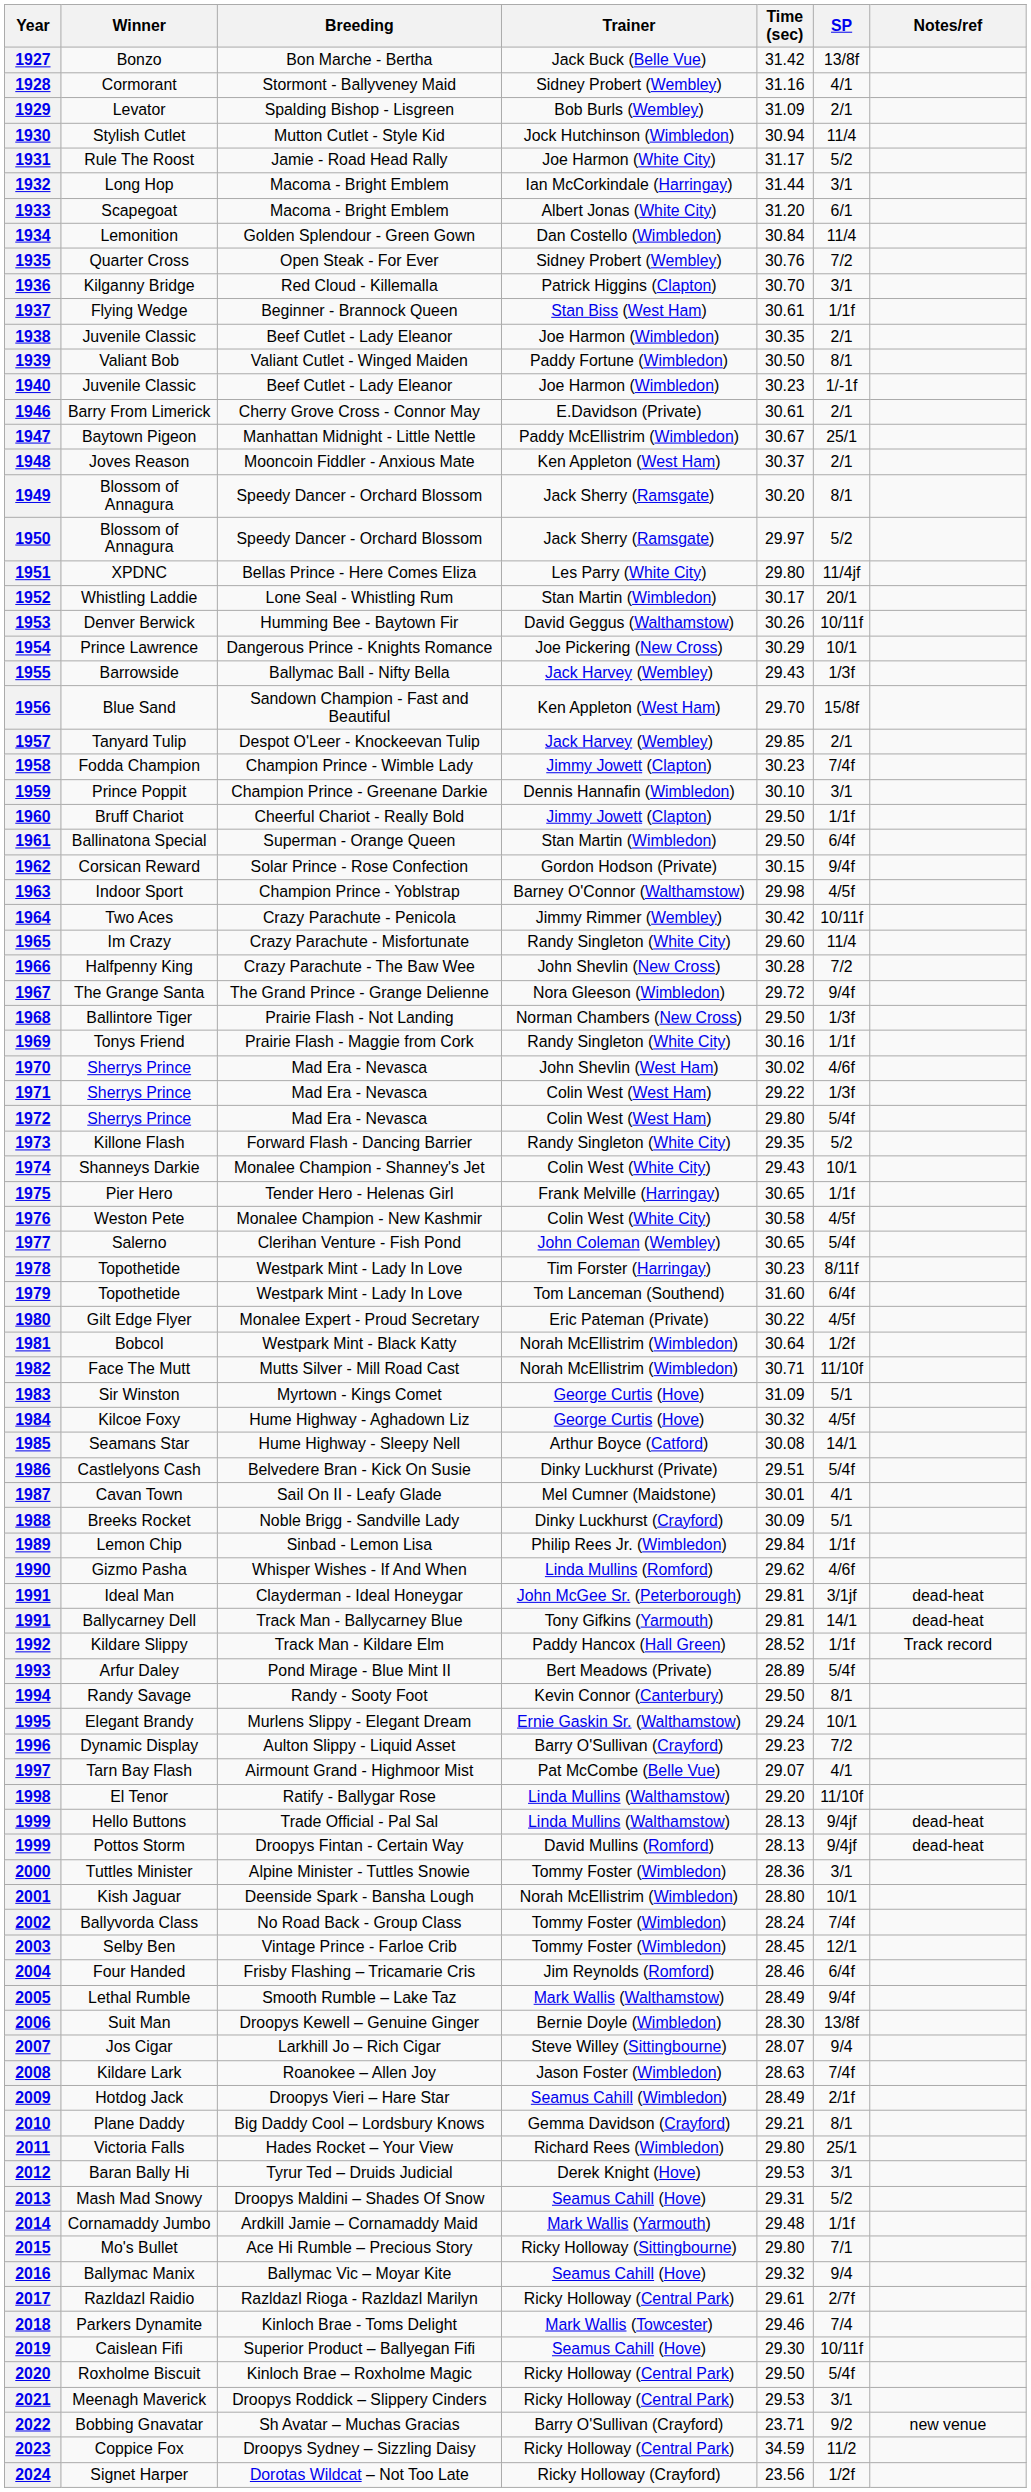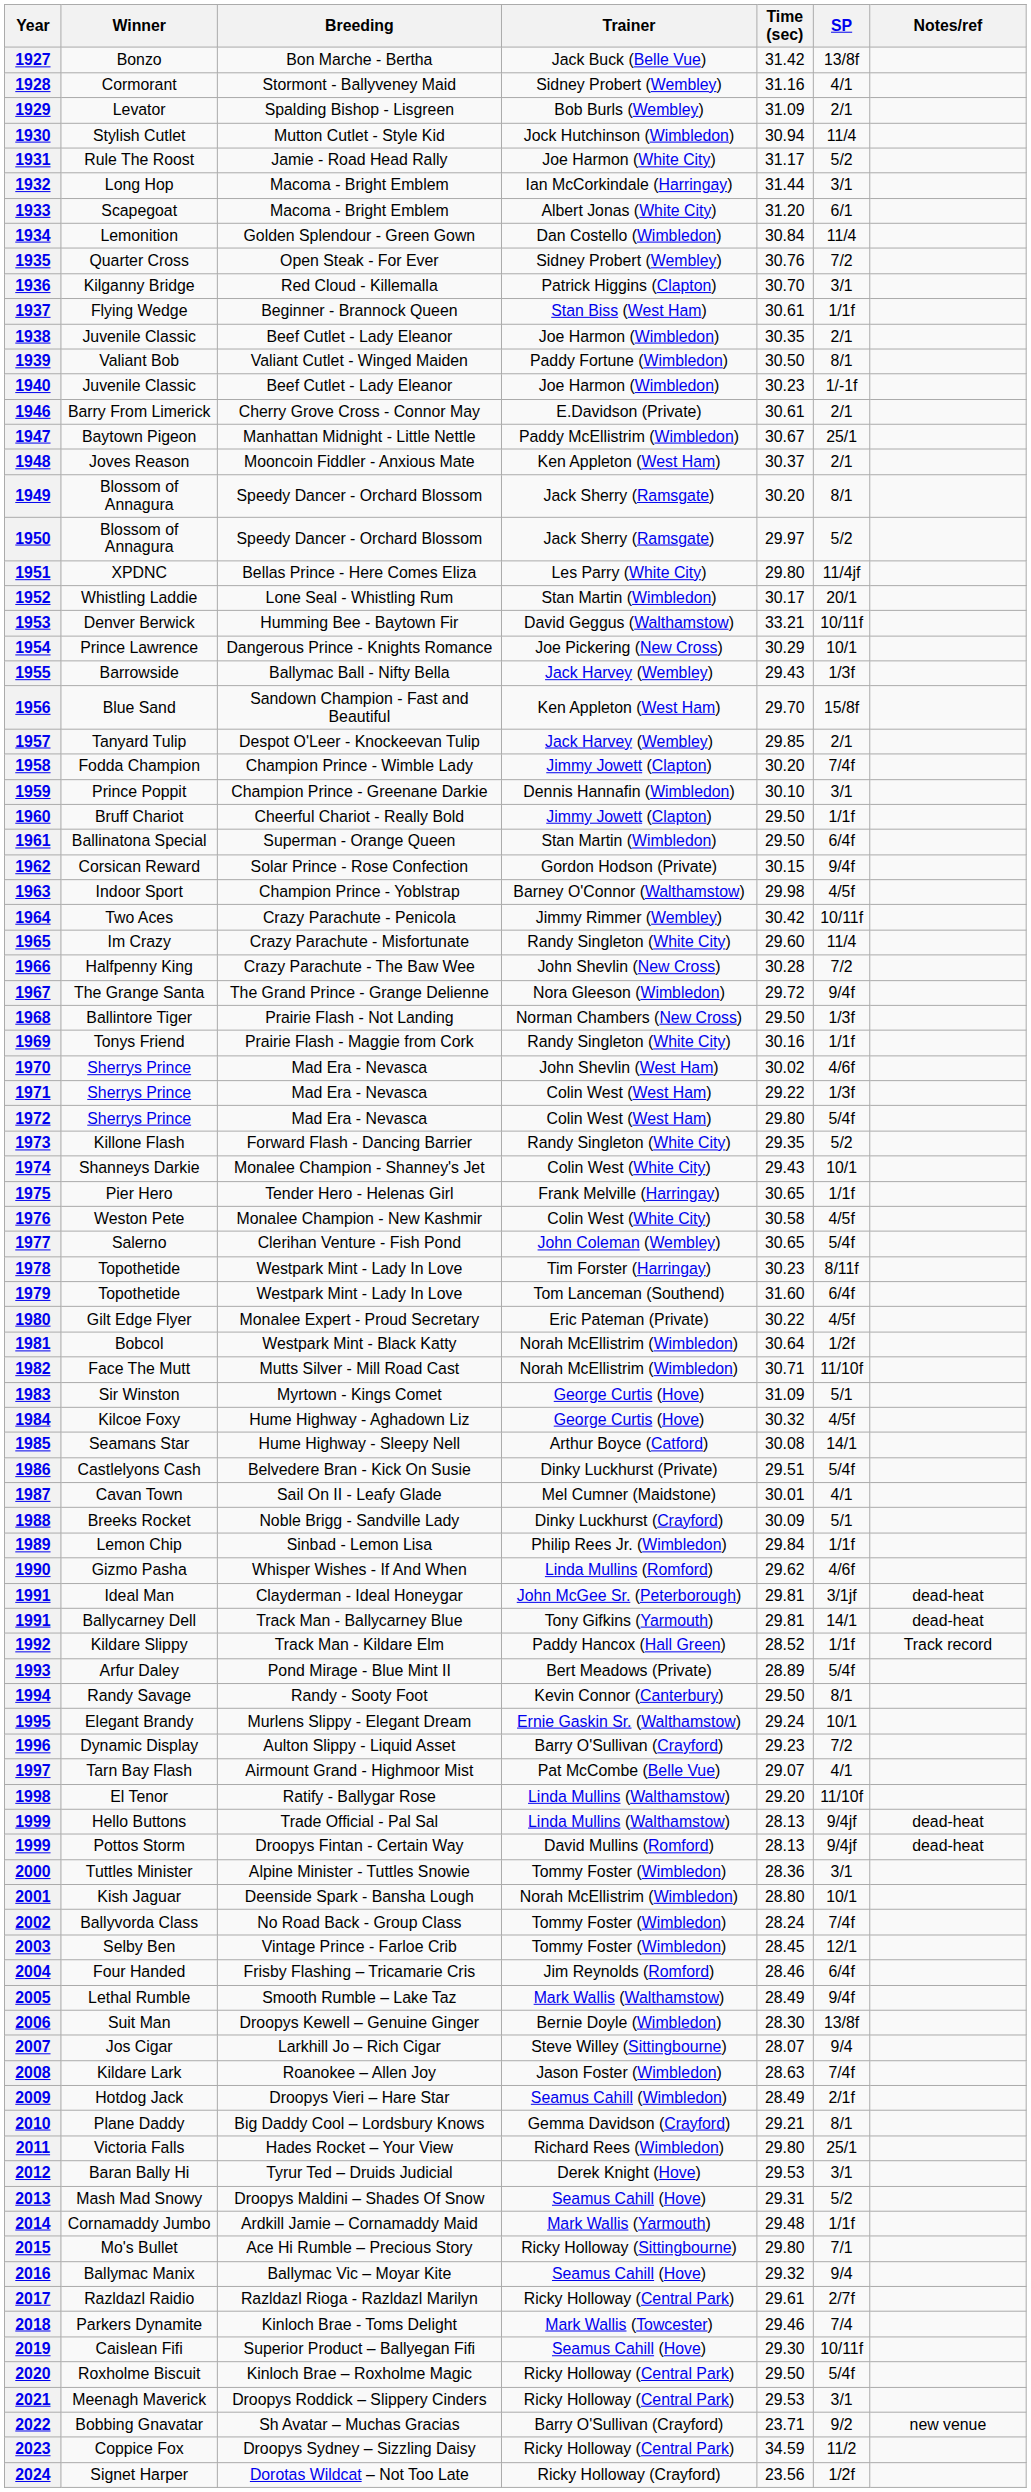(785, 623) 30.26 -> (785, 623) 33.21
(785, 766) 30.23 -> (785, 766) 30.20
